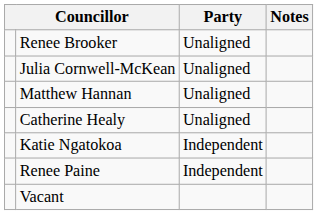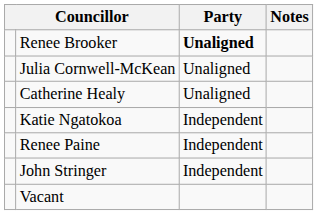(217, 42) normal -> (218, 42) bold
- row: (76, 94)
+ row: (63, 171)
